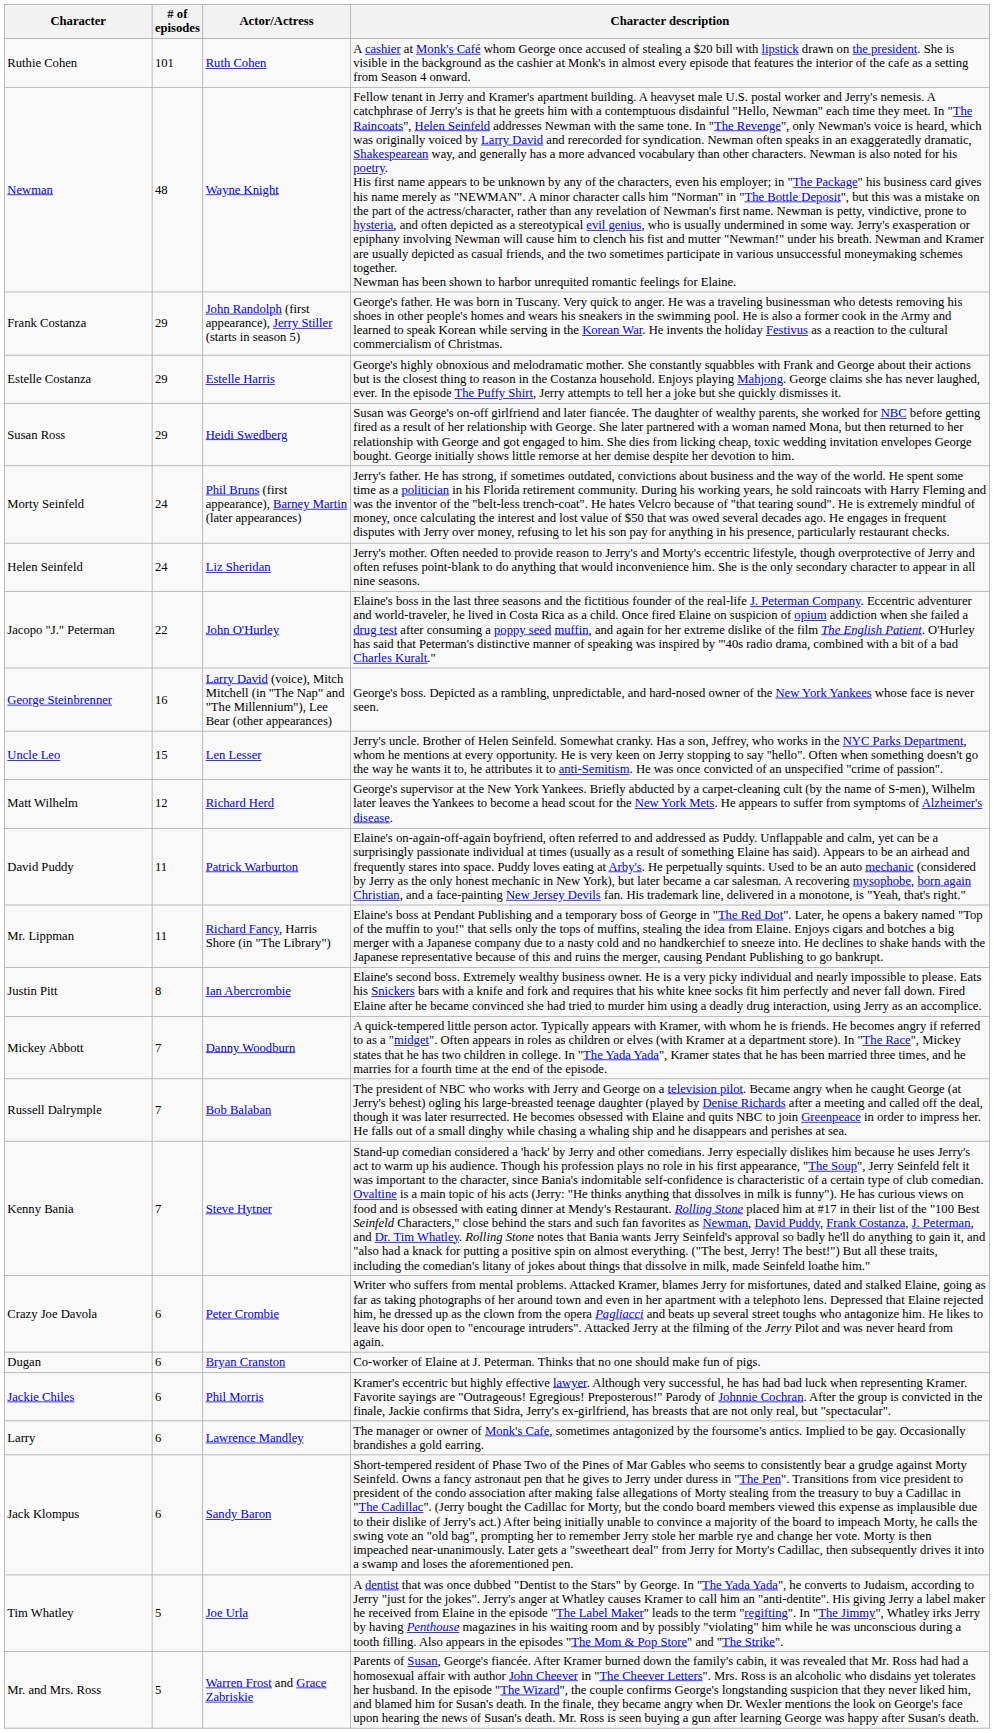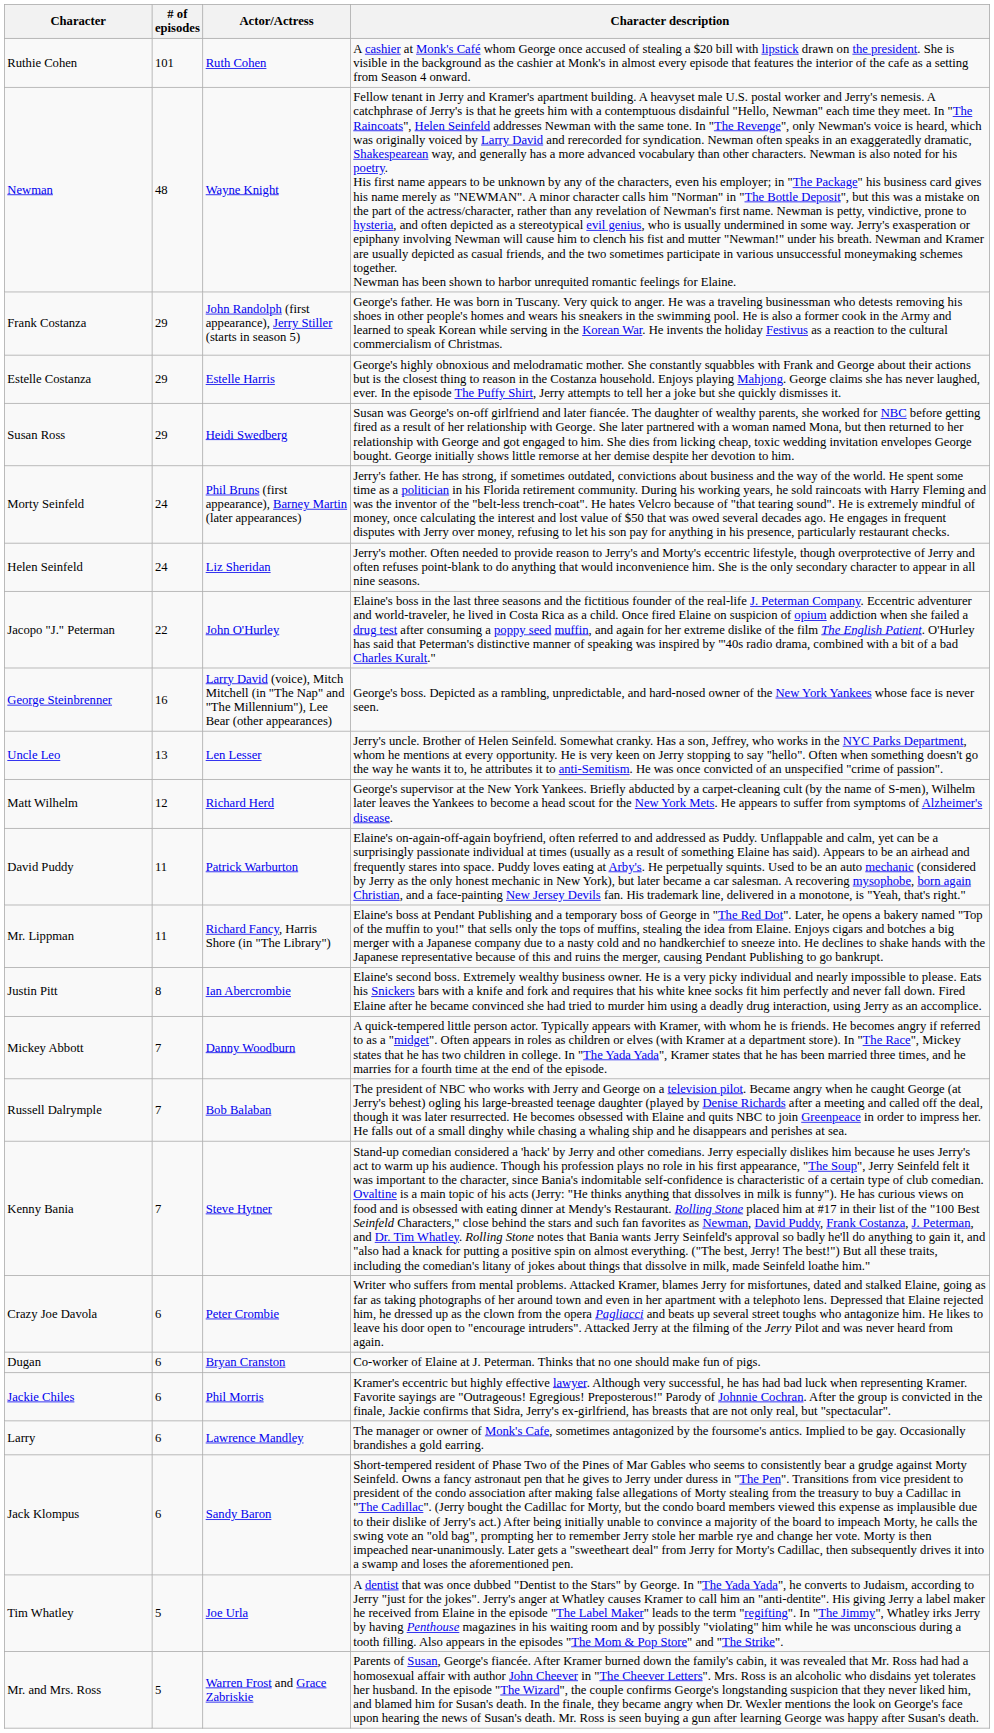(161, 755) 15 -> (161, 755) 13
